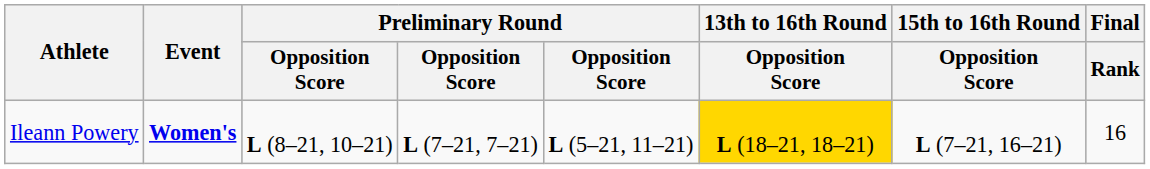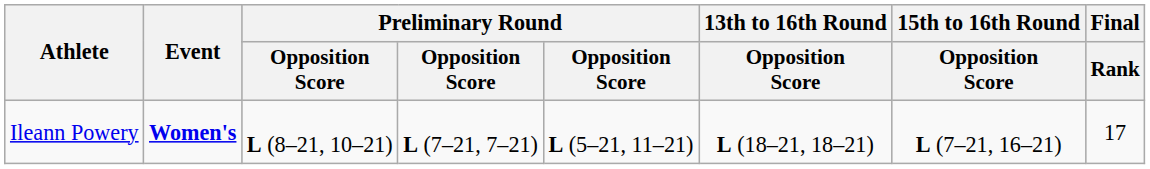(795, 145) gold background -> (795, 145) no background
(1115, 132) 16 -> (1115, 132) 17
